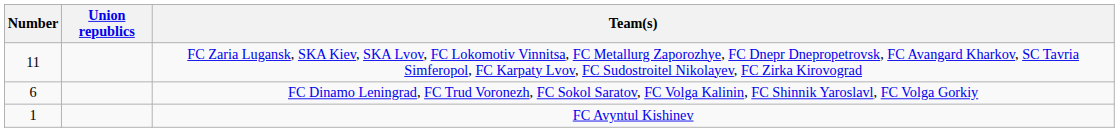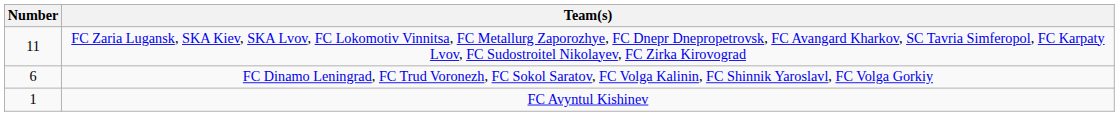- column: (107, 23)
